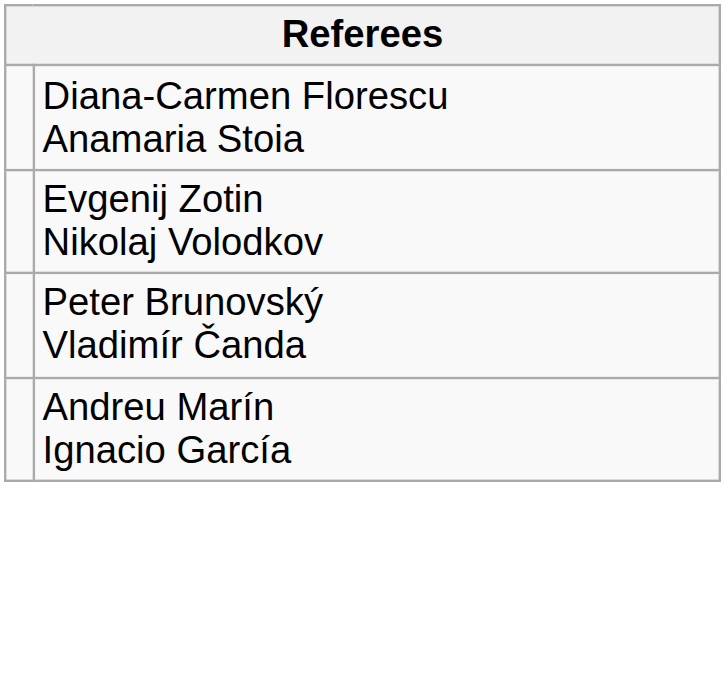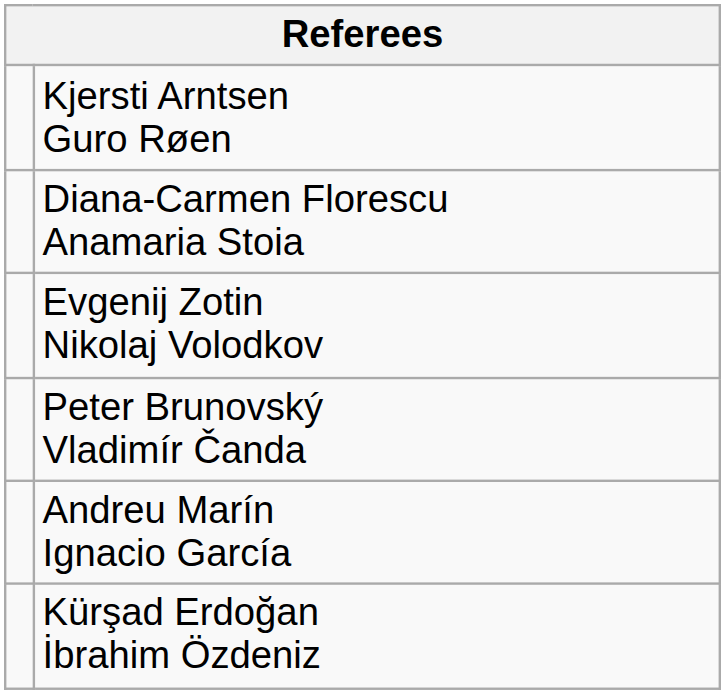+ row: (166, 116)
+ row: (182, 635)
